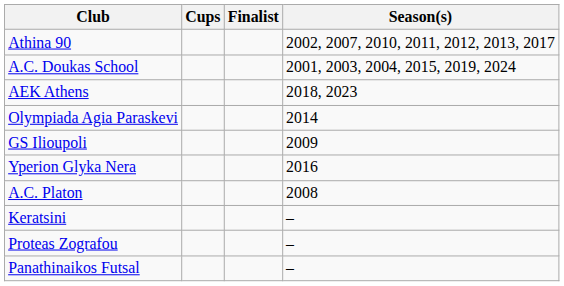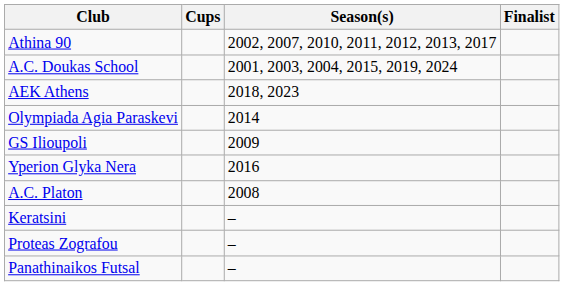columns swapped: (420, 17) <-> (253, 17)
